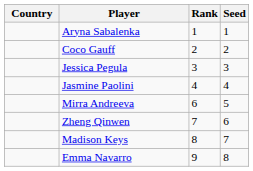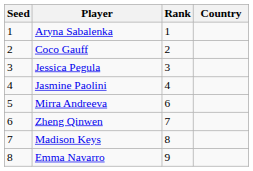columns swapped: (32, 13) <-> (235, 13)
